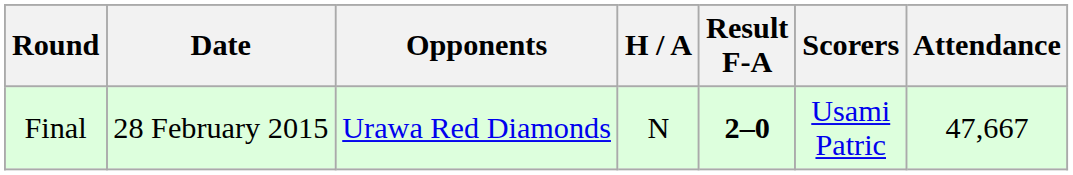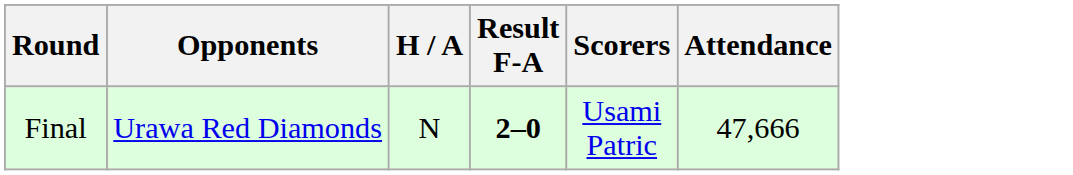- column: (221, 45)
(987, 127) 47,667 -> (758, 127) 47,666
